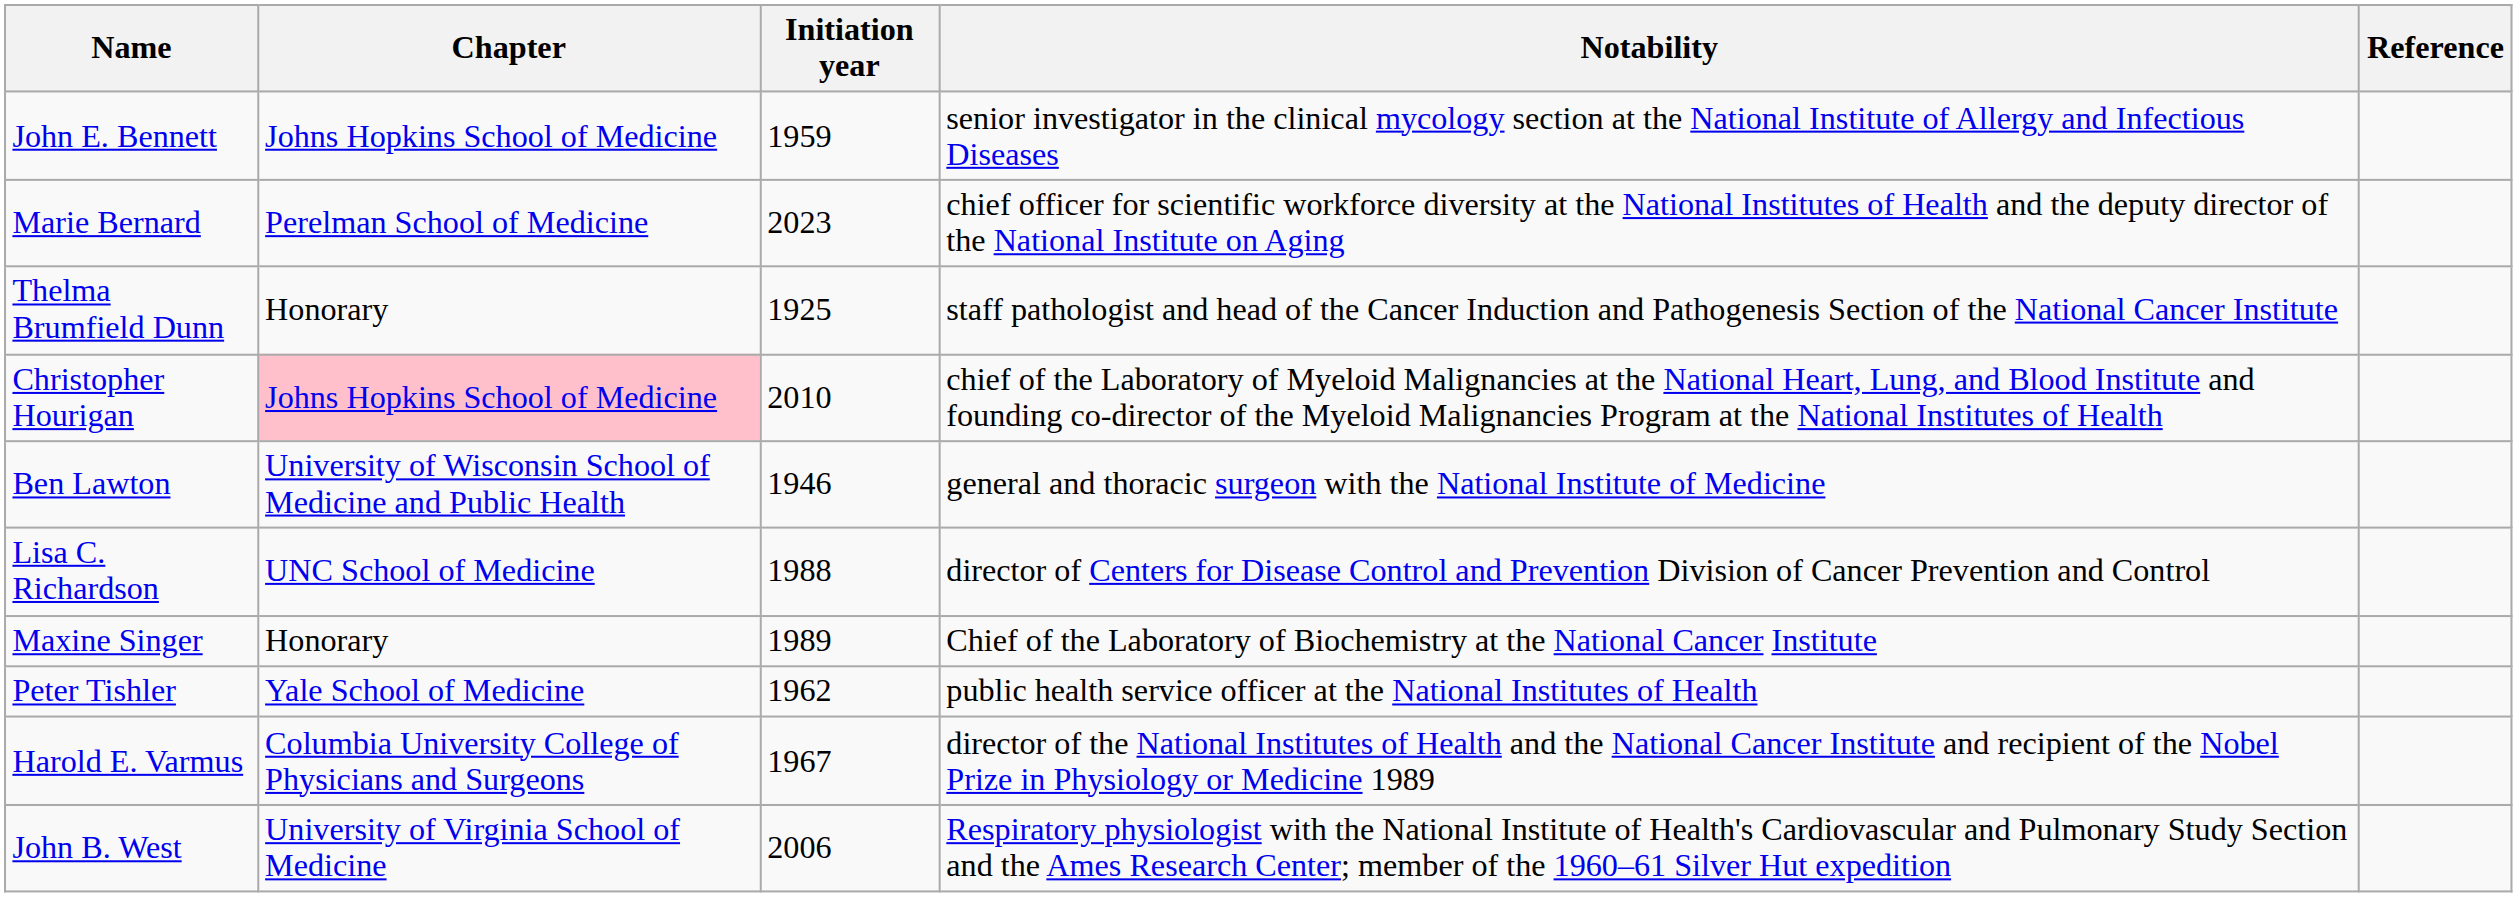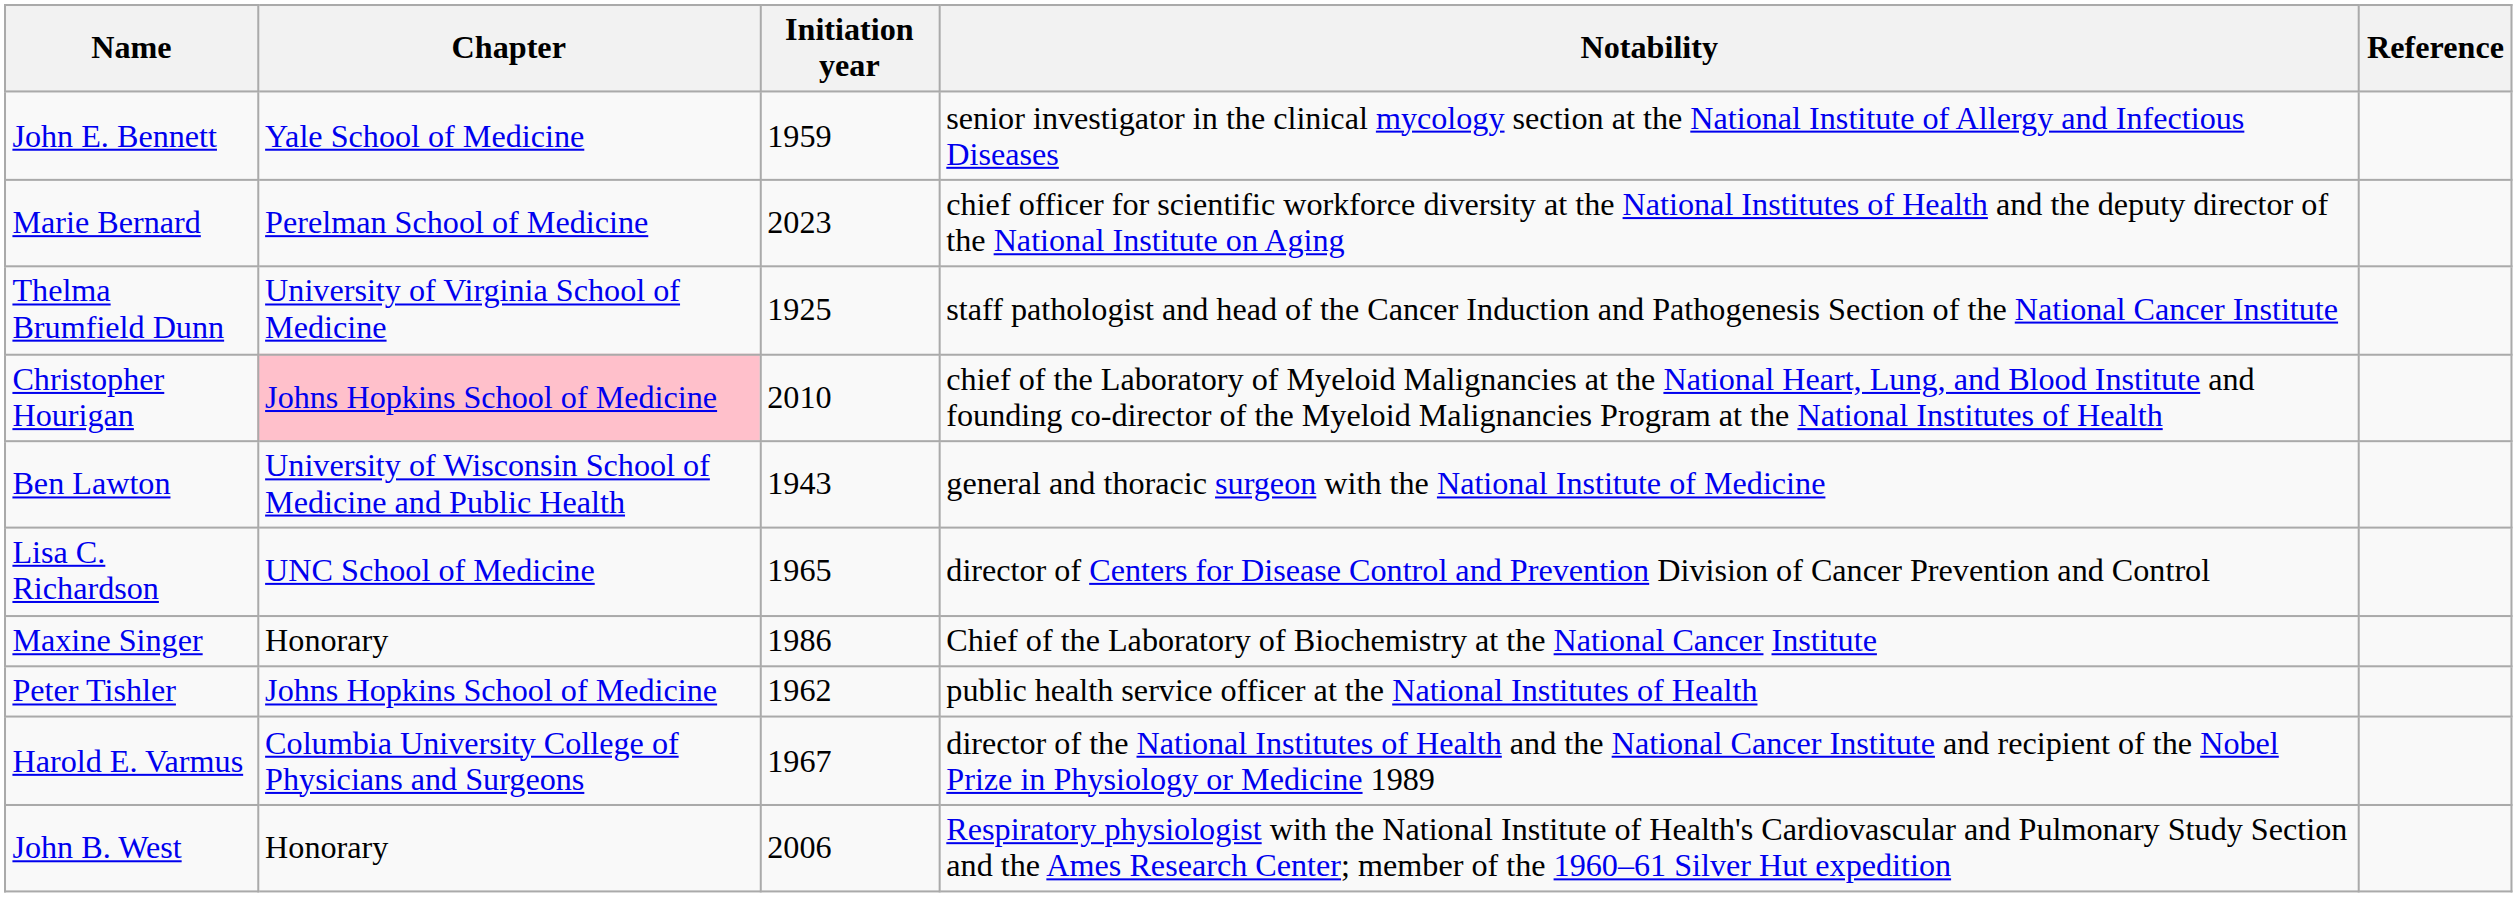(491, 135) Johns Hopkins School of Medicine -> (425, 135) Yale School of Medicine
(327, 309) Honorary -> (473, 309) University of Virginia School of Medicine
(799, 484) 1946 -> (799, 484) 1943
(799, 571) 1988 -> (799, 571) 1965
(799, 640) 1989 -> (799, 640) 1986
(425, 691) Yale School of Medicine -> (491, 691) Johns Hopkins School of Medicine
(473, 847) University of Virginia School of Medicine -> (327, 847) Honorary
